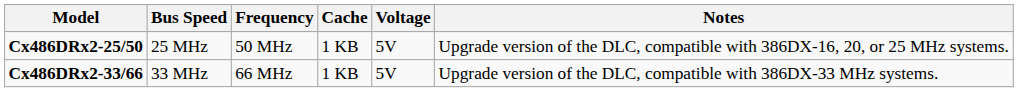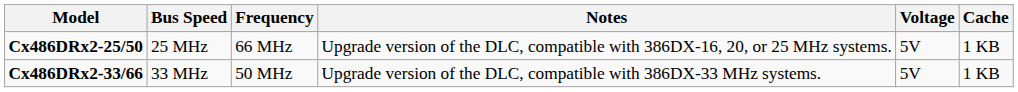columns swapped: (345, 18) <-> (724, 18)
(264, 45) 50 MHz -> (264, 45) 66 MHz
(264, 73) 66 MHz -> (264, 73) 50 MHz
